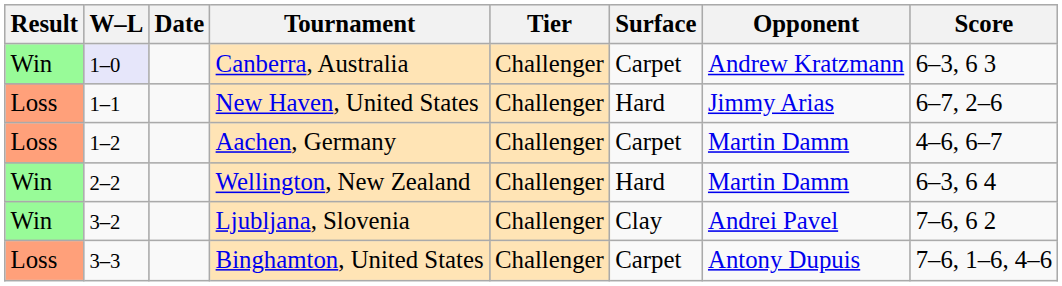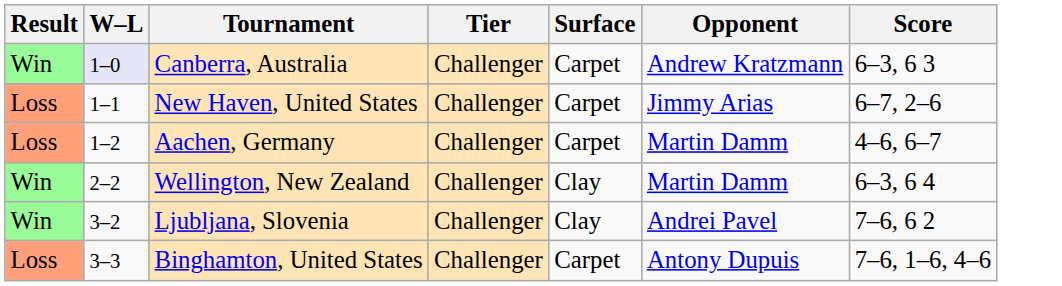- column: (179, 24)
(640, 102) Hard -> (587, 102) Carpet
(640, 181) Hard -> (578, 181) Clay
